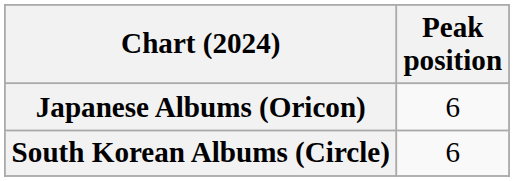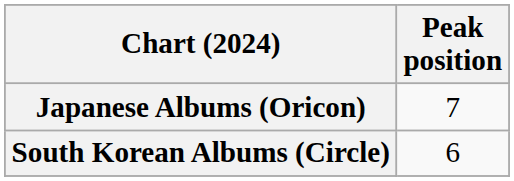(453, 106) 6 -> (453, 106) 7
